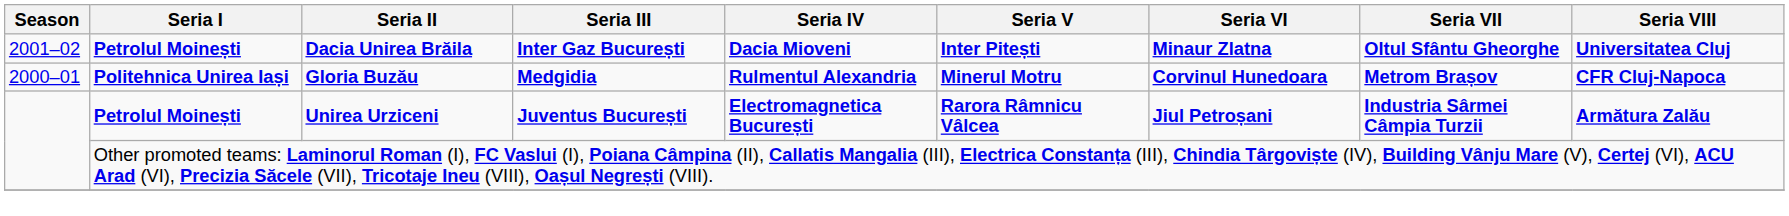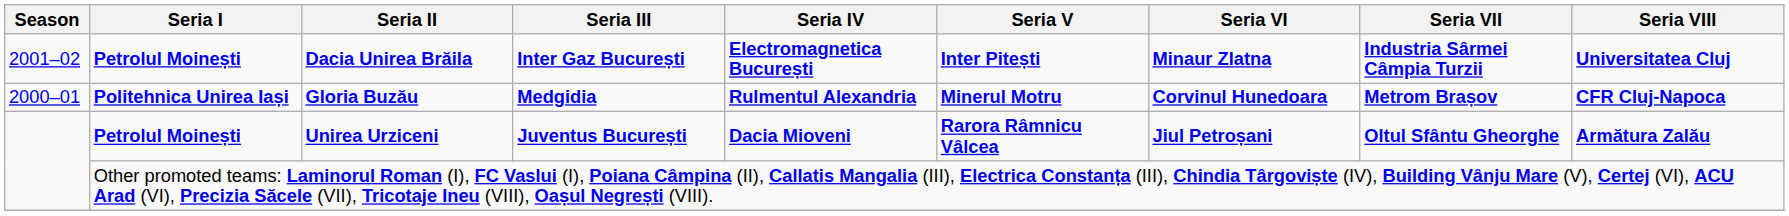(790, 48) Dacia Mioveni -> (805, 59) Electromagnetica București
(1462, 48) Oltul Sfântu Gheorghe -> (1436, 59) Industria Sârmei Câmpia Turzii
(805, 116) Electromagnetica București -> (790, 137) Dacia Mioveni
(1436, 116) Industria Sârmei Câmpia Turzii -> (1462, 137) Oltul Sfântu Gheorghe
